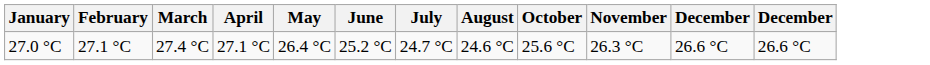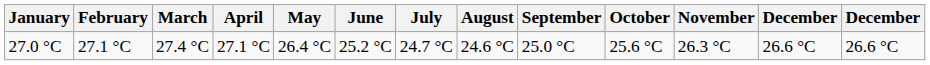+ column: (562, 18)
